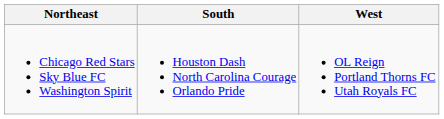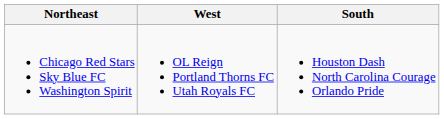columns swapped: (218, 14) <-> (369, 14)
